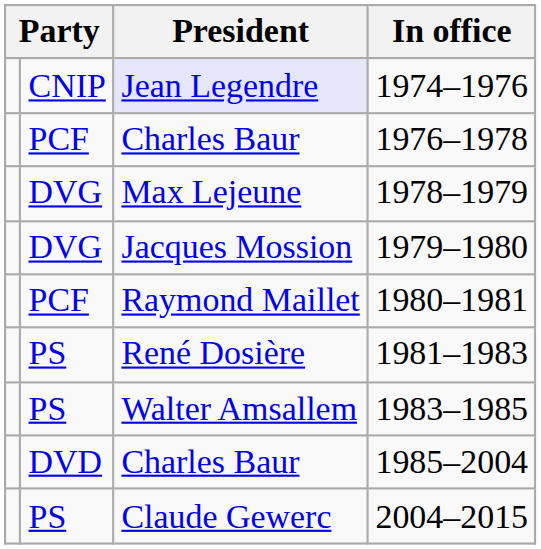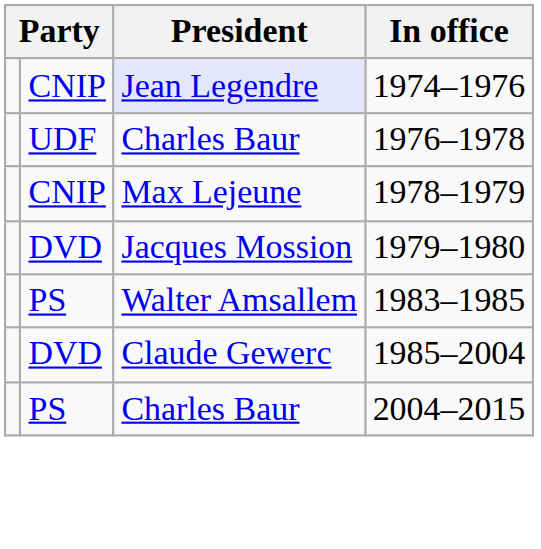(59, 138) PCF -> (62, 138) UDF
(65, 192) DVG -> (67, 192) CNIP
(65, 246) DVG -> (65, 246) DVD
- row: (452, 300)
- row: (452, 354)
(210, 461) Charles Baur -> (226, 354) Claude Gewerc
(226, 515) Claude Gewerc -> (210, 407) Charles Baur
